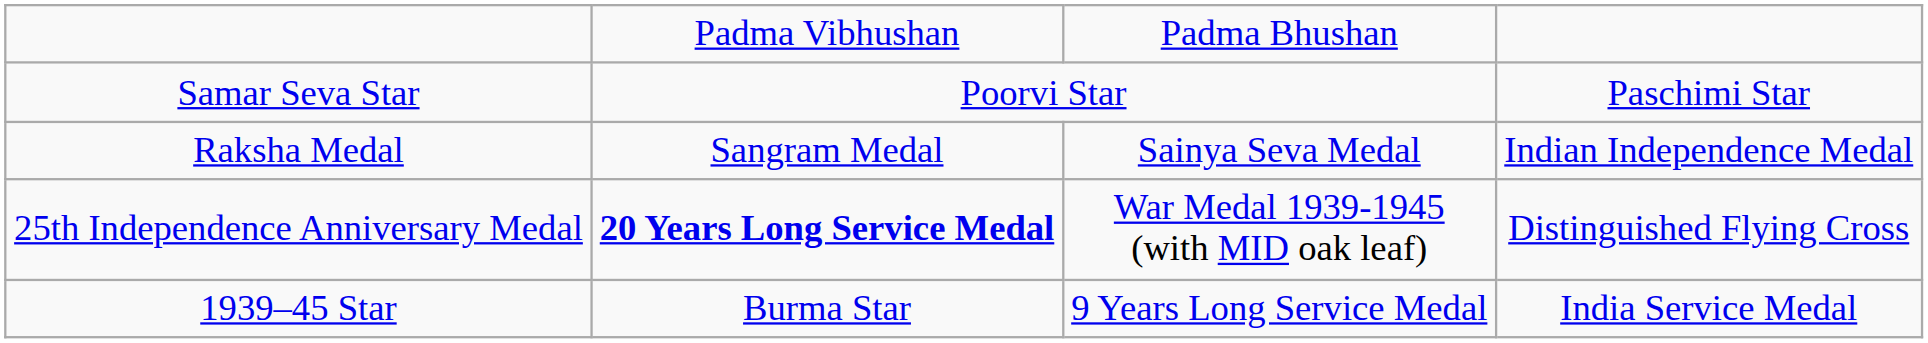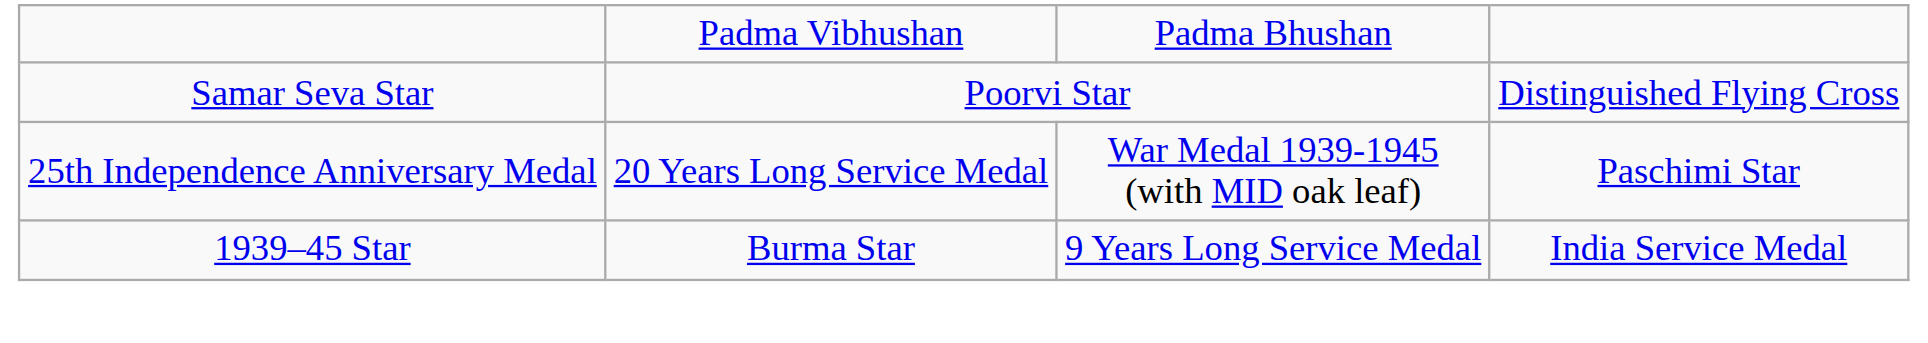(1709, 91) Paschimi Star -> (1699, 91) Distinguished Flying Cross
- row: (298, 149)
(827, 228) bold -> (831, 170) normal
(1709, 228) Distinguished Flying Cross -> (1699, 170) Paschimi Star
